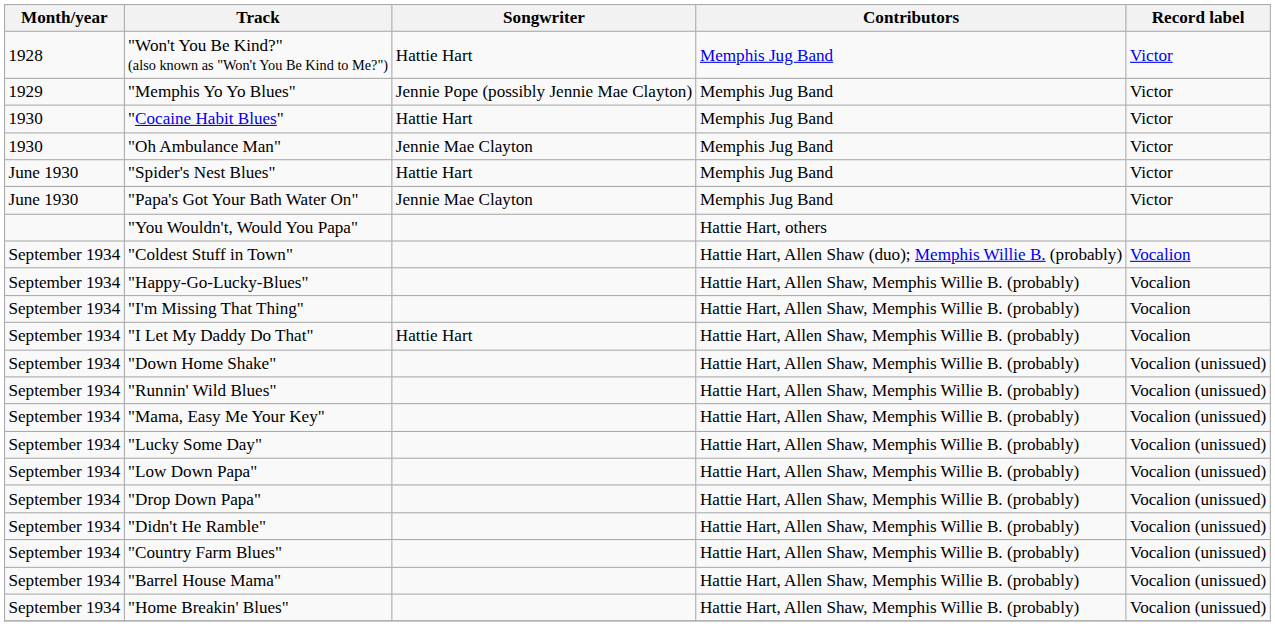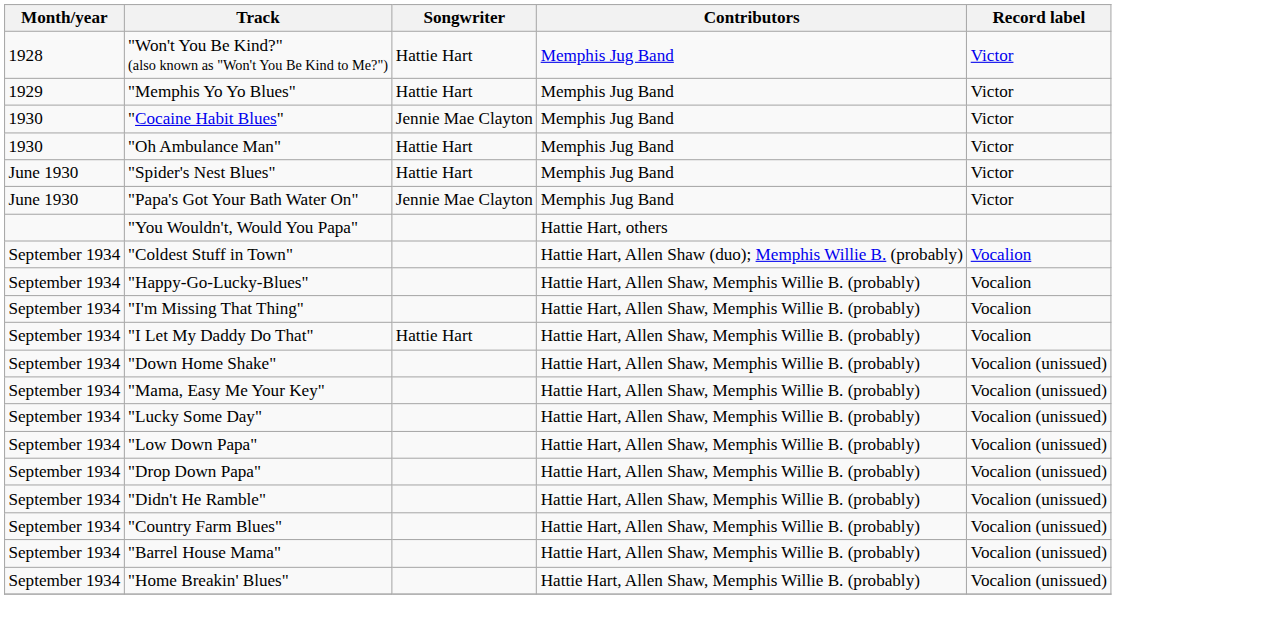(544, 91) Jennie Pope (possibly Jennie Mae Clayton) -> (434, 91) Hattie Hart
(434, 118) Hattie Hart -> (464, 118) Jennie Mae Clayton
(464, 145) Jennie Mae Clayton -> (434, 145) Hattie Hart
- row: (202, 390)
